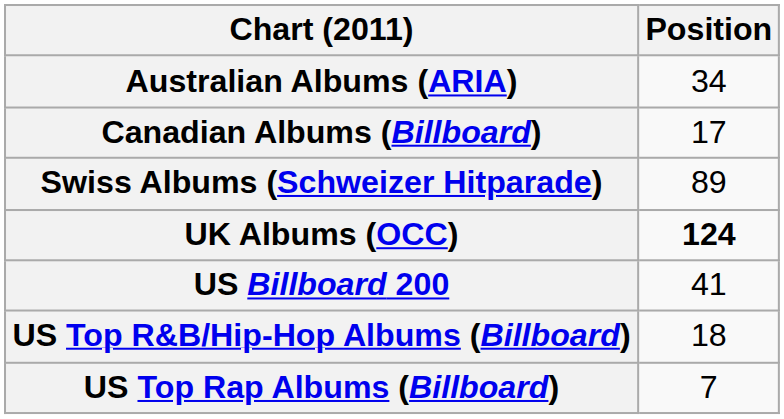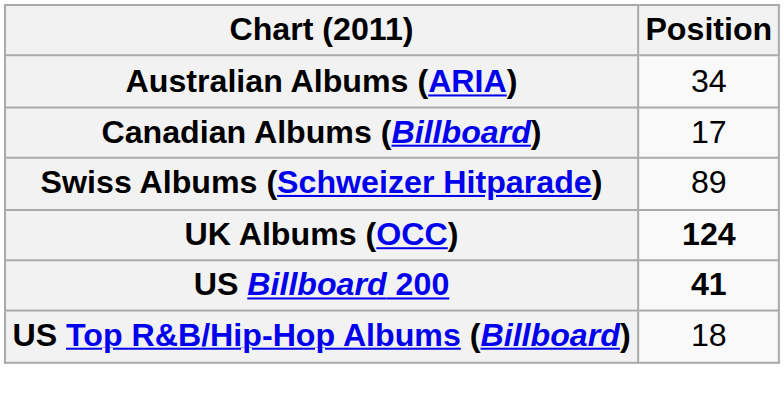(709, 285) normal -> (709, 285) bold
- row: (322, 387)
